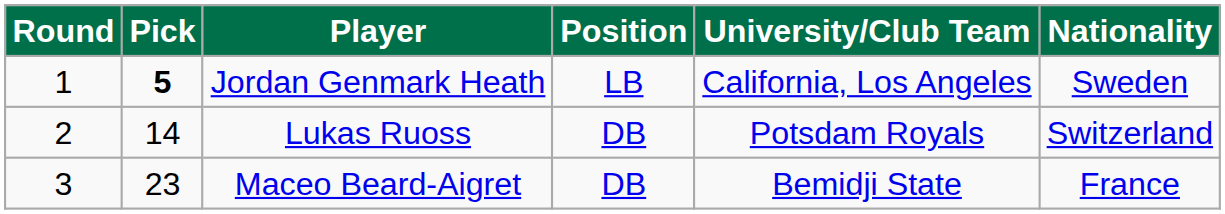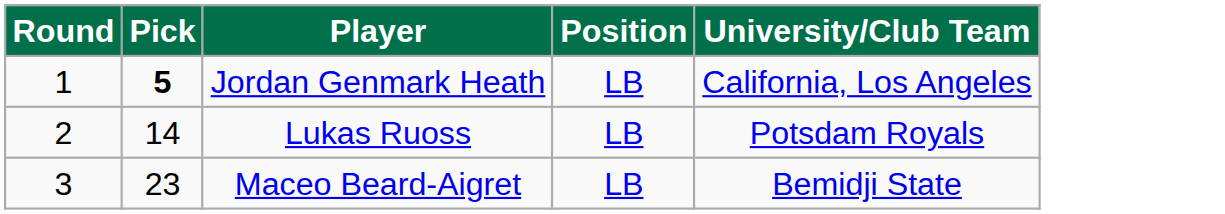- column: (1130, 31)
(624, 133) DB -> (624, 133) LB
(624, 184) DB -> (624, 184) LB
